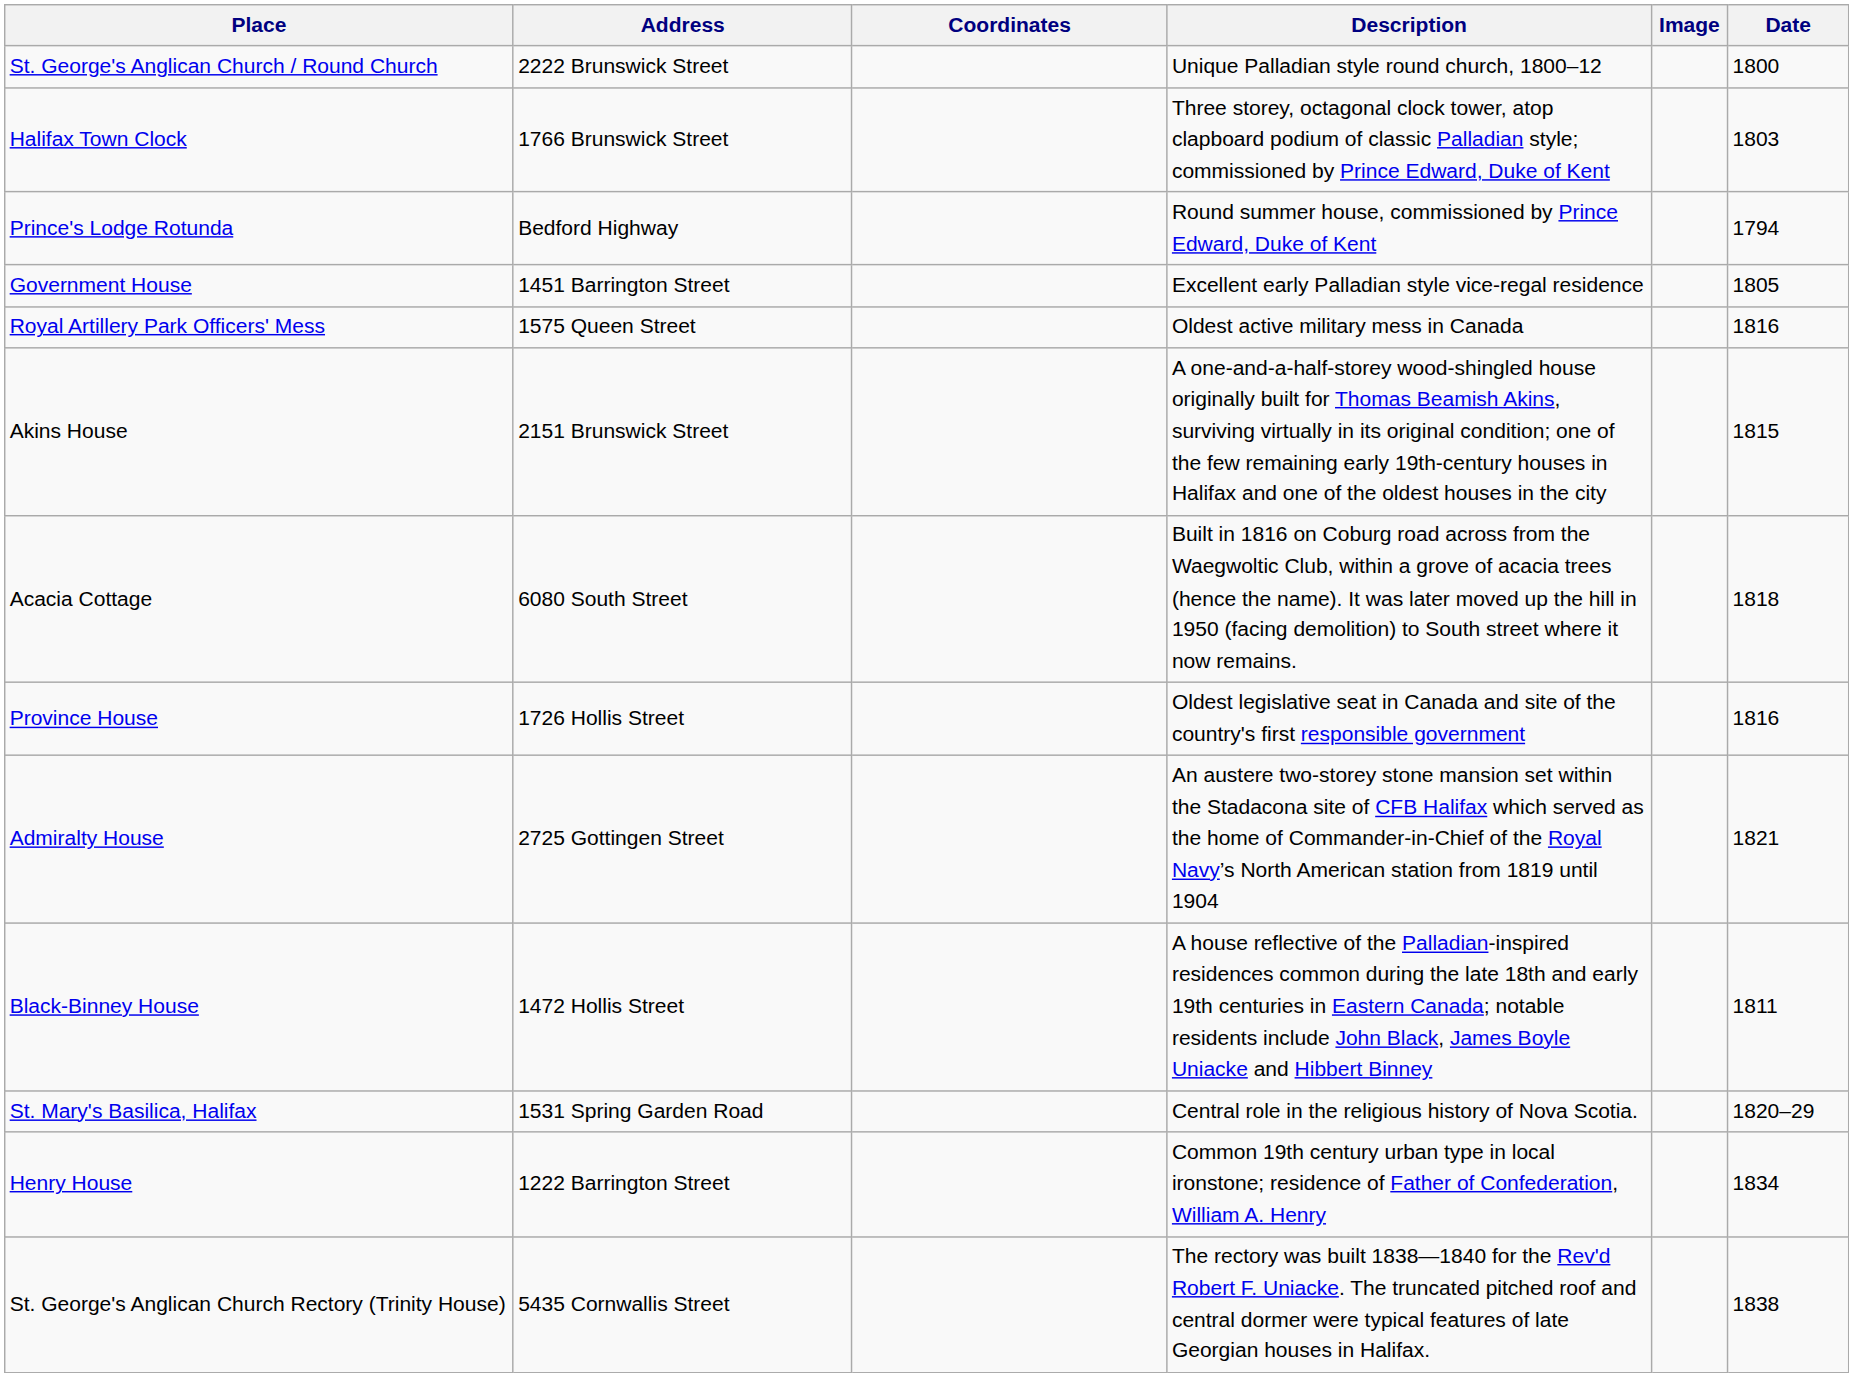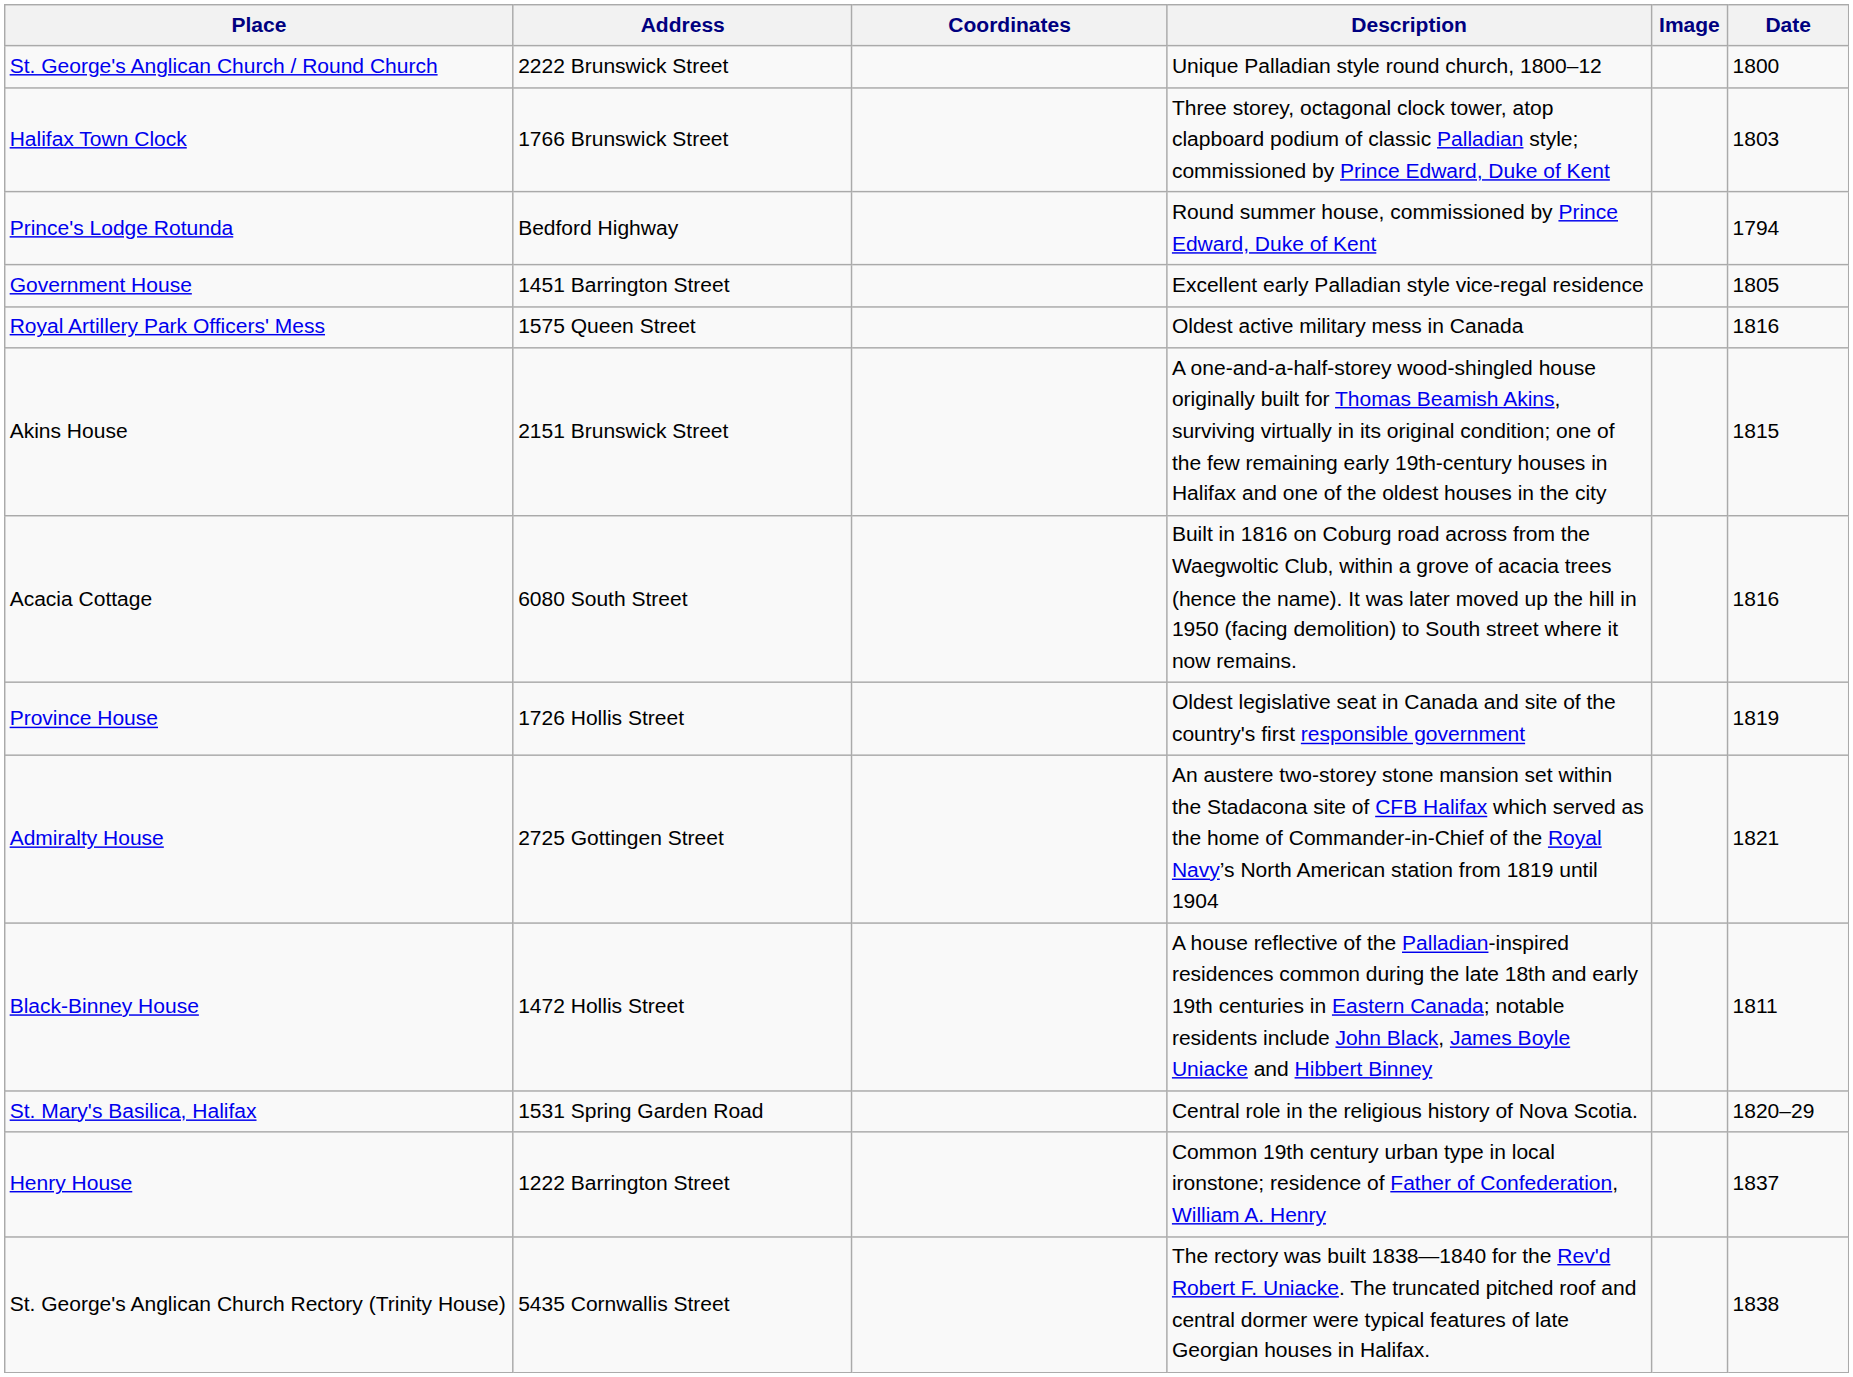(1756, 598) 1818 -> (1756, 598) 1816
(1756, 718) 1816 -> (1756, 718) 1819
(1756, 1183) 1834 -> (1756, 1183) 1837
